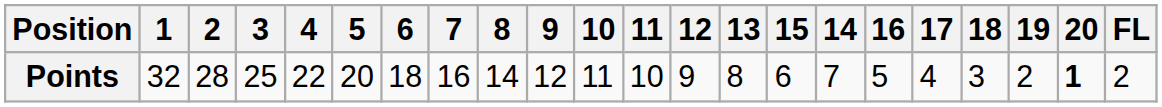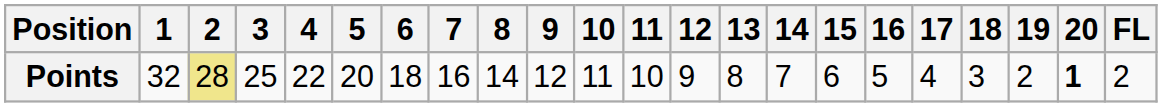columns swapped: (840, 29) <-> (792, 29)
(212, 77) no background -> (212, 77) khaki background
